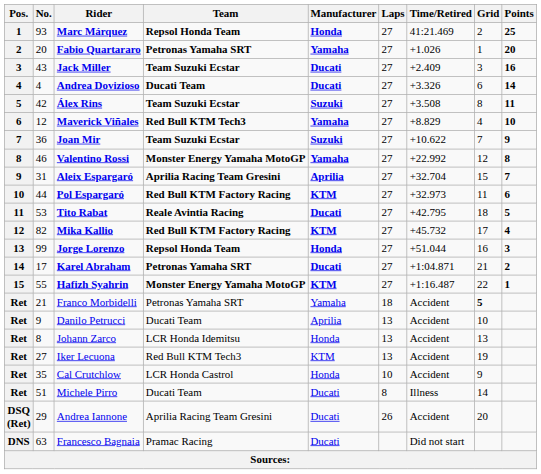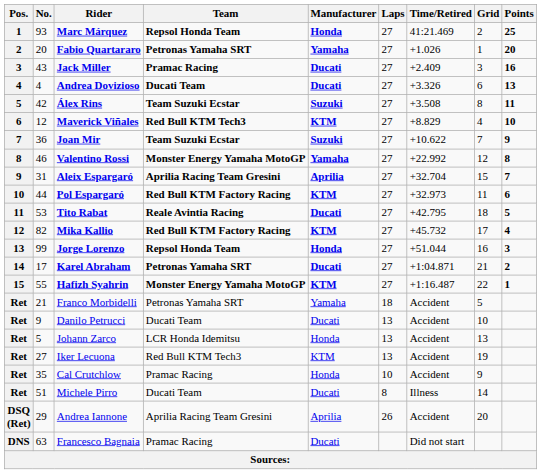(193, 67) Team Suzuki Ecstar -> (182, 67) Pramac Racing
(510, 85) 14 -> (510, 85) 13
(330, 121) Yamaha -> (323, 121) KTM
(480, 302) bold -> (480, 302) normal
(326, 320) Aprilia -> (325, 320) Ducati
(38, 338) 8 -> (38, 338) 5
(190, 374) LCR Honda Castrol -> (179, 374) Pramac Racing
(325, 417) Ducati -> (326, 417) Aprilia
